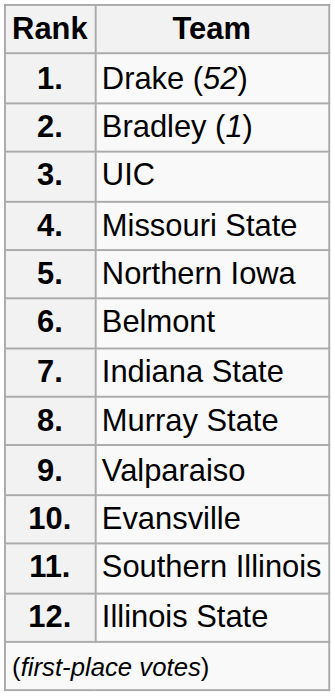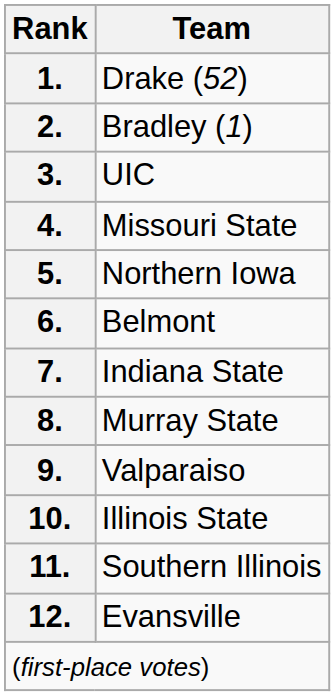(171, 518) Evansville -> (185, 518) Illinois State
(185, 616) Illinois State -> (171, 616) Evansville
